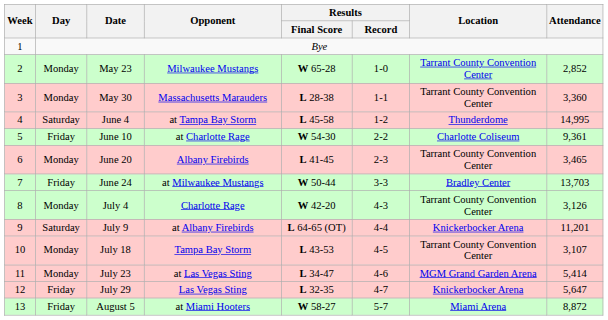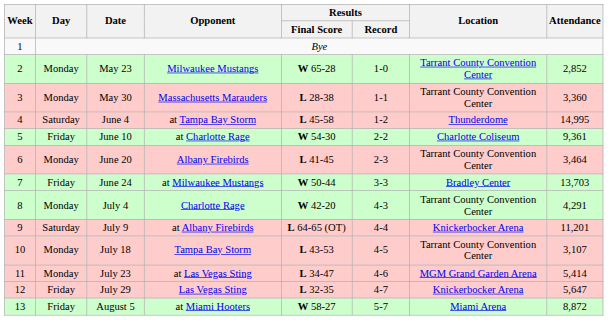(575, 159) 3,465 -> (575, 159) 3,464
(575, 205) 3,126 -> (575, 205) 4,291
